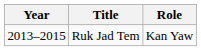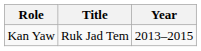columns swapped: (37, 14) <-> (169, 14)
